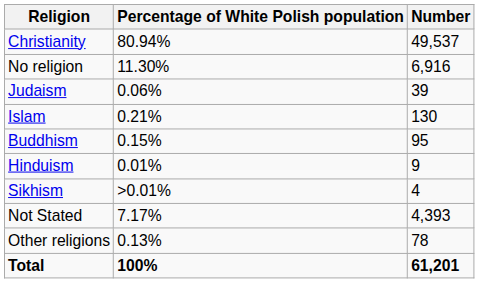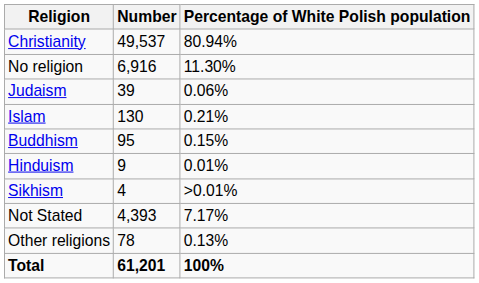columns swapped: (261, 16) <-> (441, 16)
